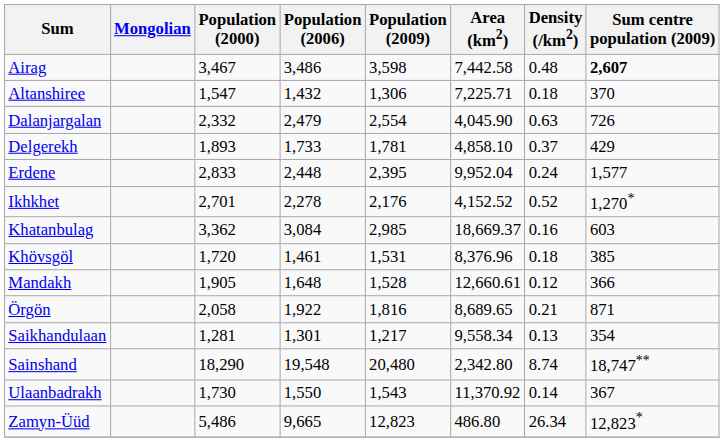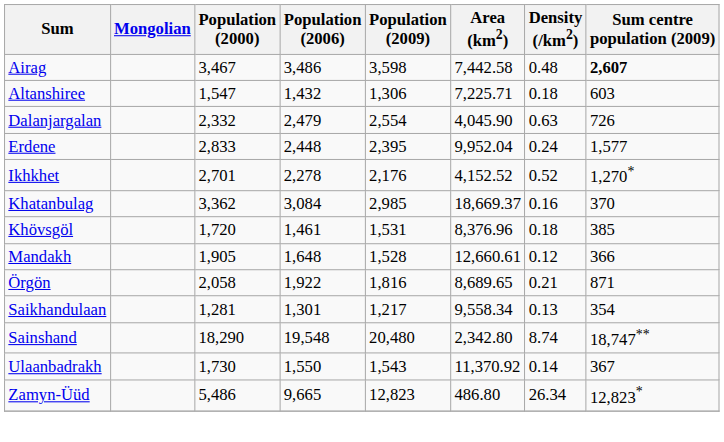(602, 93) 370 -> (602, 93) 603
- row: (43, 146)
(602, 230) 603 -> (602, 203) 370
